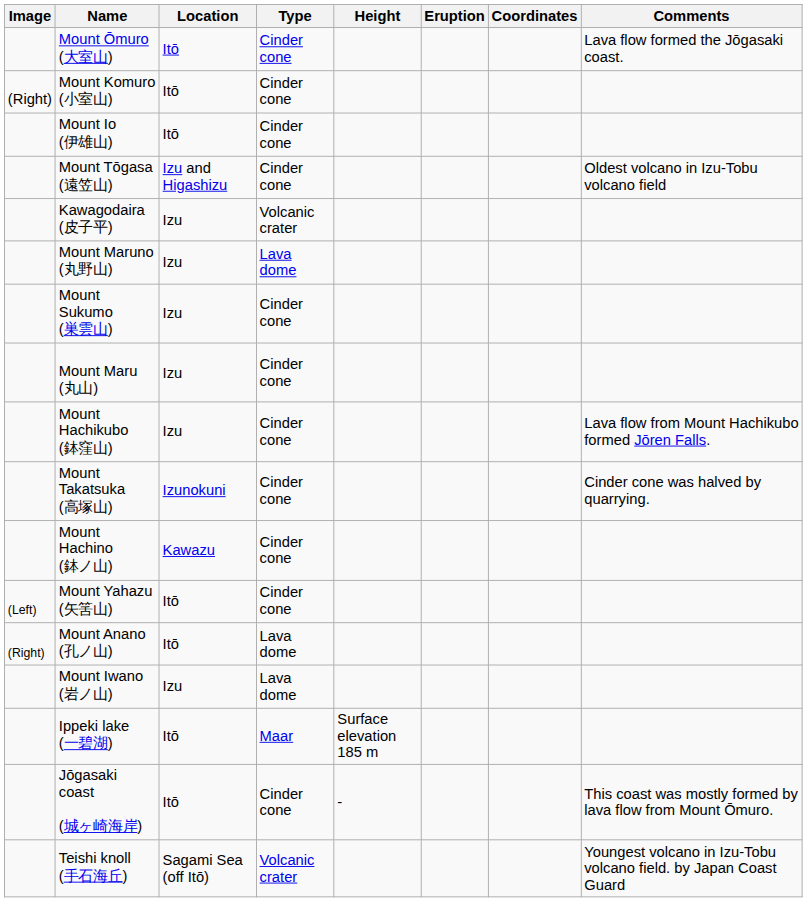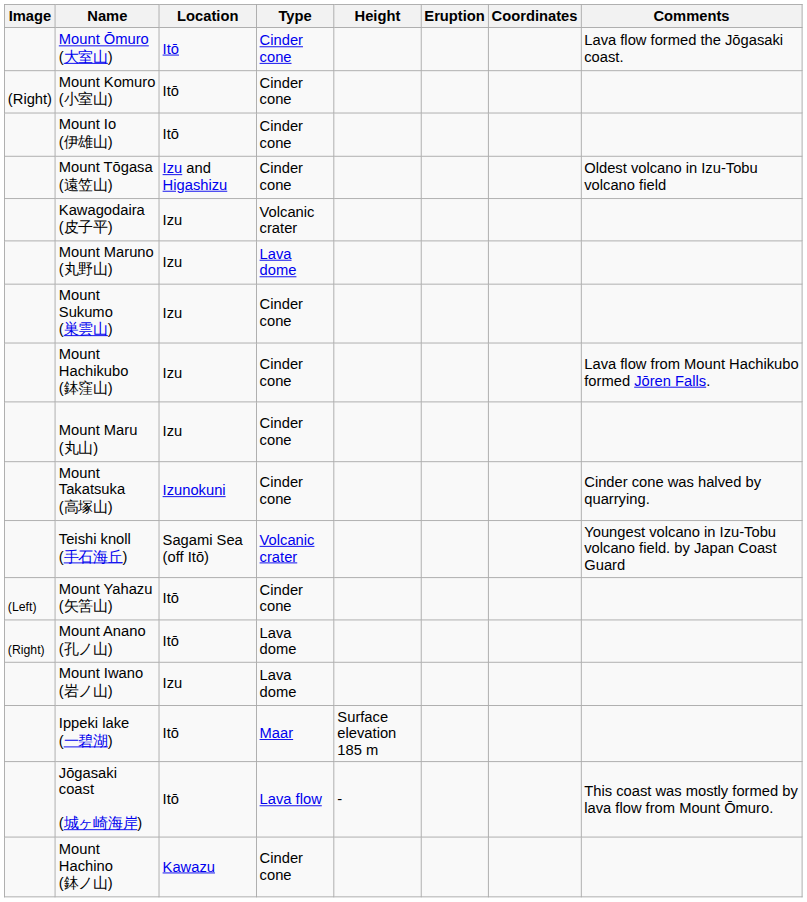rows swapped: (94, 430) <-> (98, 380)
rows swapped: (86, 549) <-> (95, 867)
(281, 802) Cinder cone -> (291, 799) Lava flow
